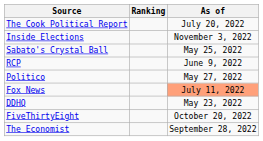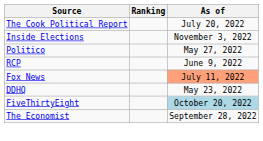- row: (57, 50)
rows swapped: (26, 77) <-> (14, 63)
(213, 116) no background -> (213, 103) lightblue background
